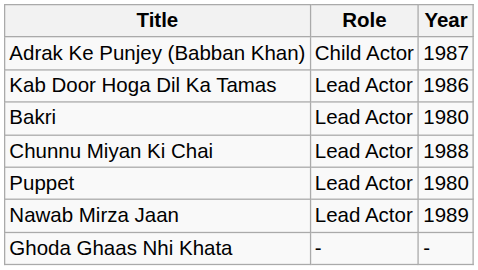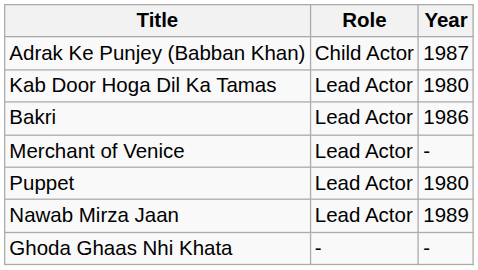(446, 85) 1986 -> (446, 85) 1980
(446, 118) 1980 -> (446, 118) 1986
- row: (111, 150)
+ row: (97, 150)
